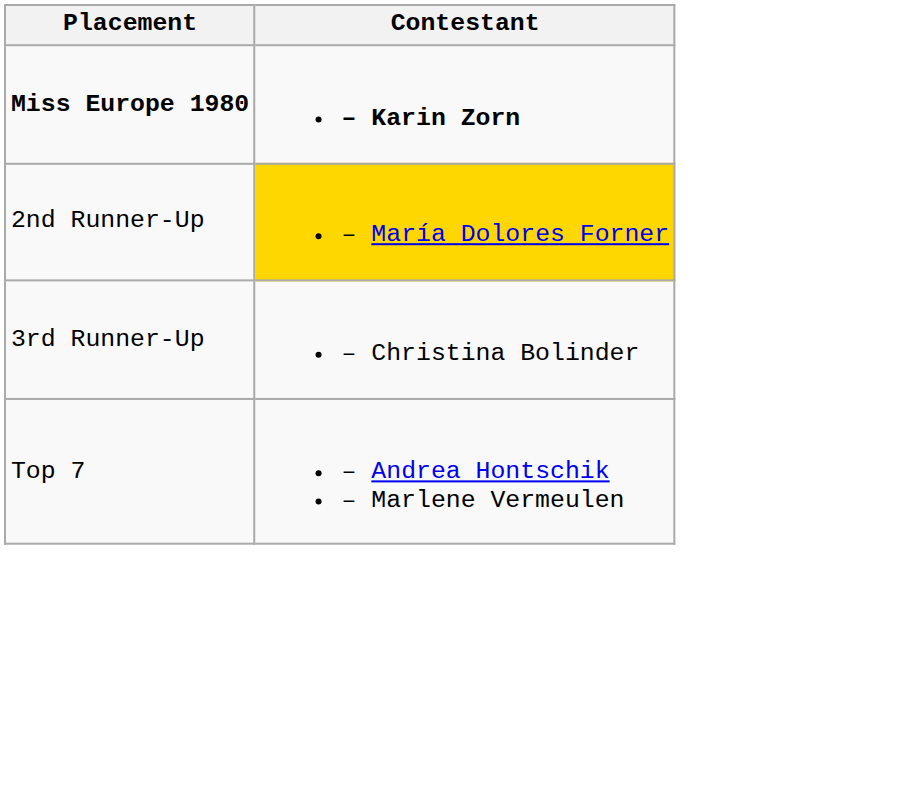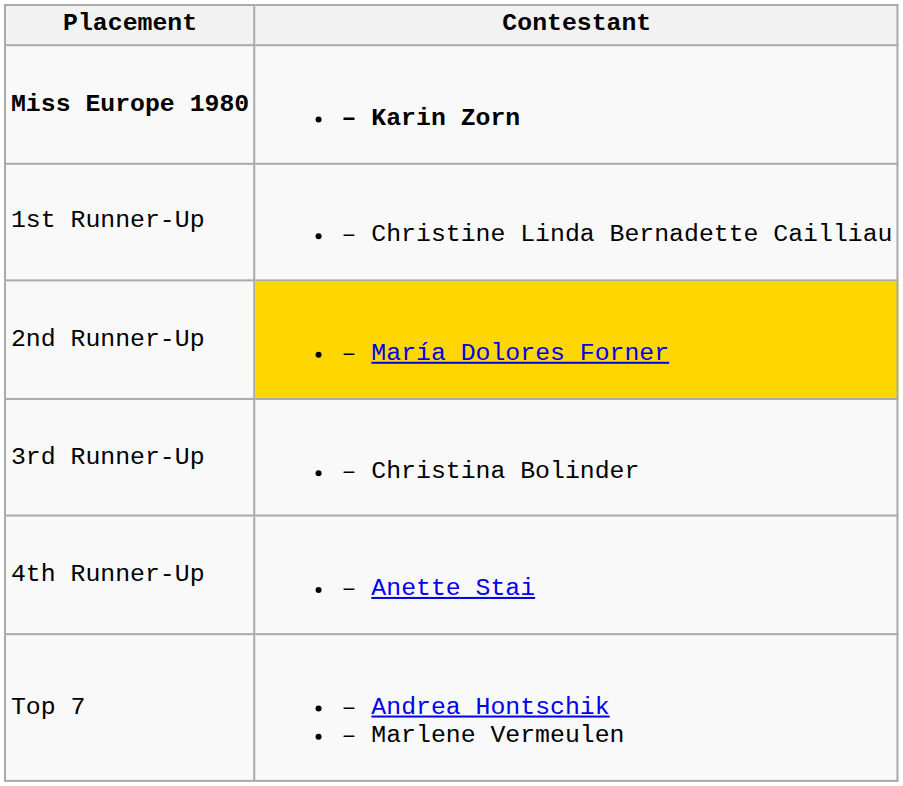+ row: (108, 222)
+ row: (108, 576)
